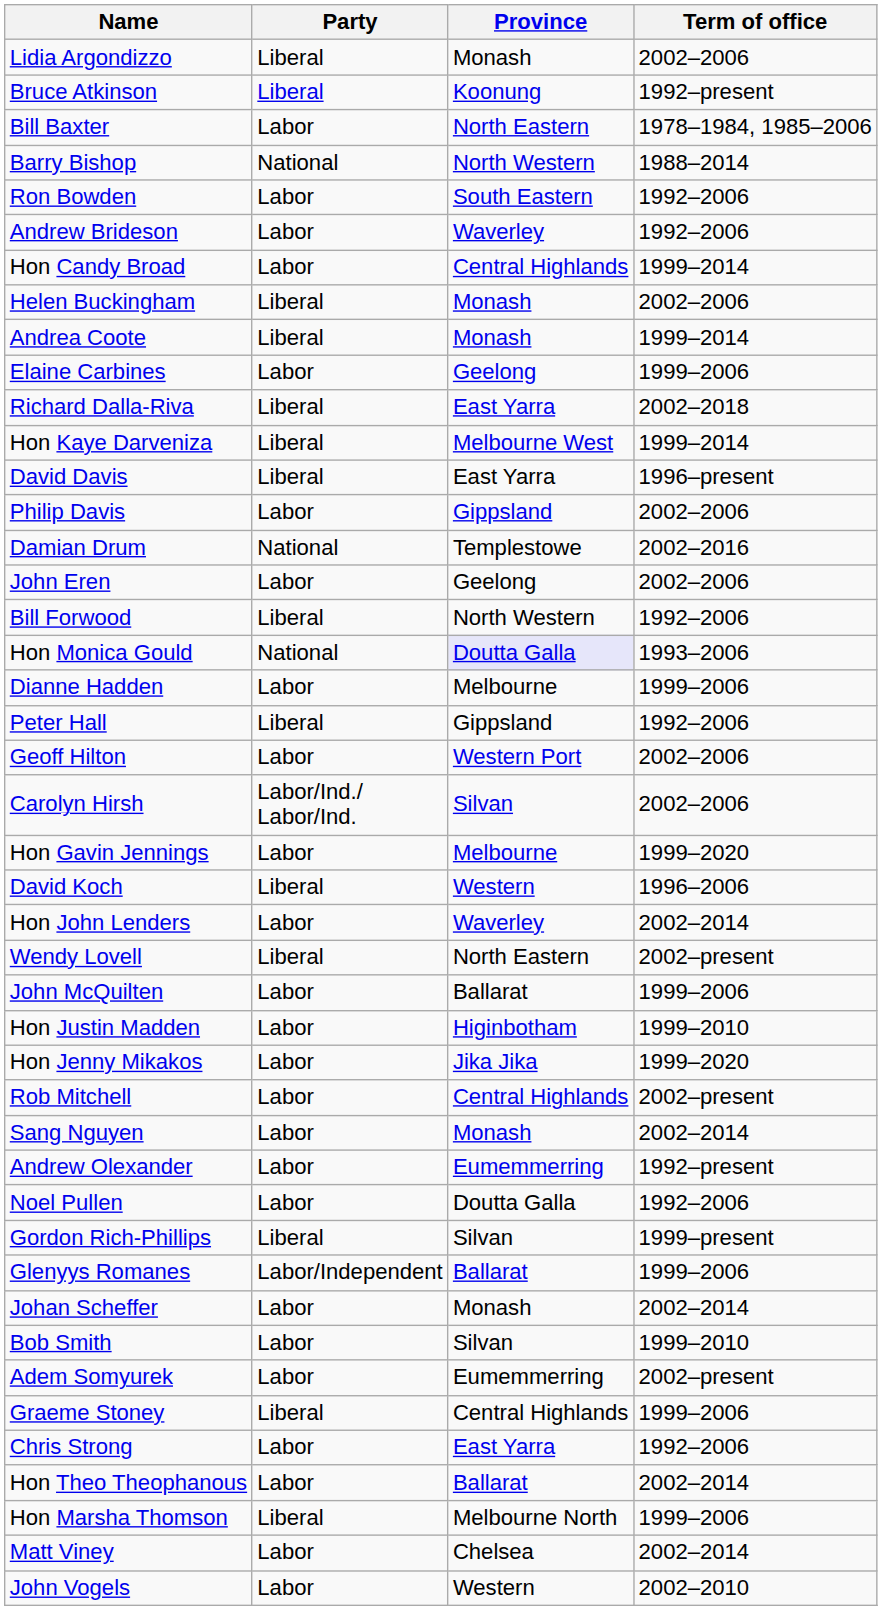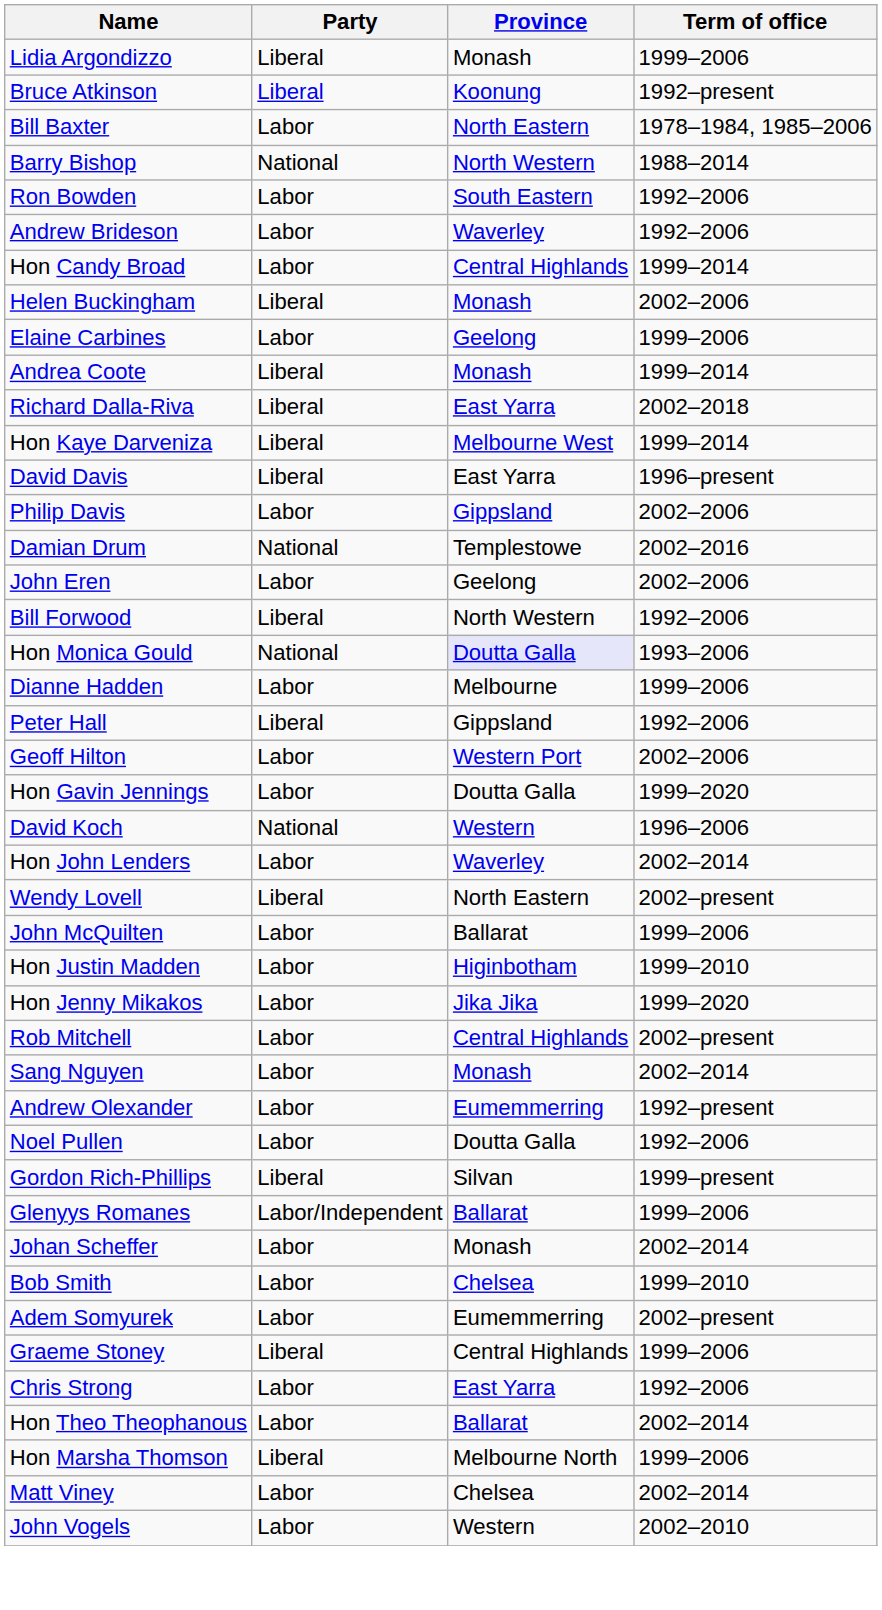(694, 57) 2002–2006 -> (694, 57) 1999–2006
rows swapped: (88, 372) <-> (78, 337)
- row: (77, 804)
(505, 852) Melbourne -> (514, 792) Doutta Galla
(290, 887) Liberal -> (298, 827) National
(483, 1342) Silvan -> (493, 1282) Chelsea
